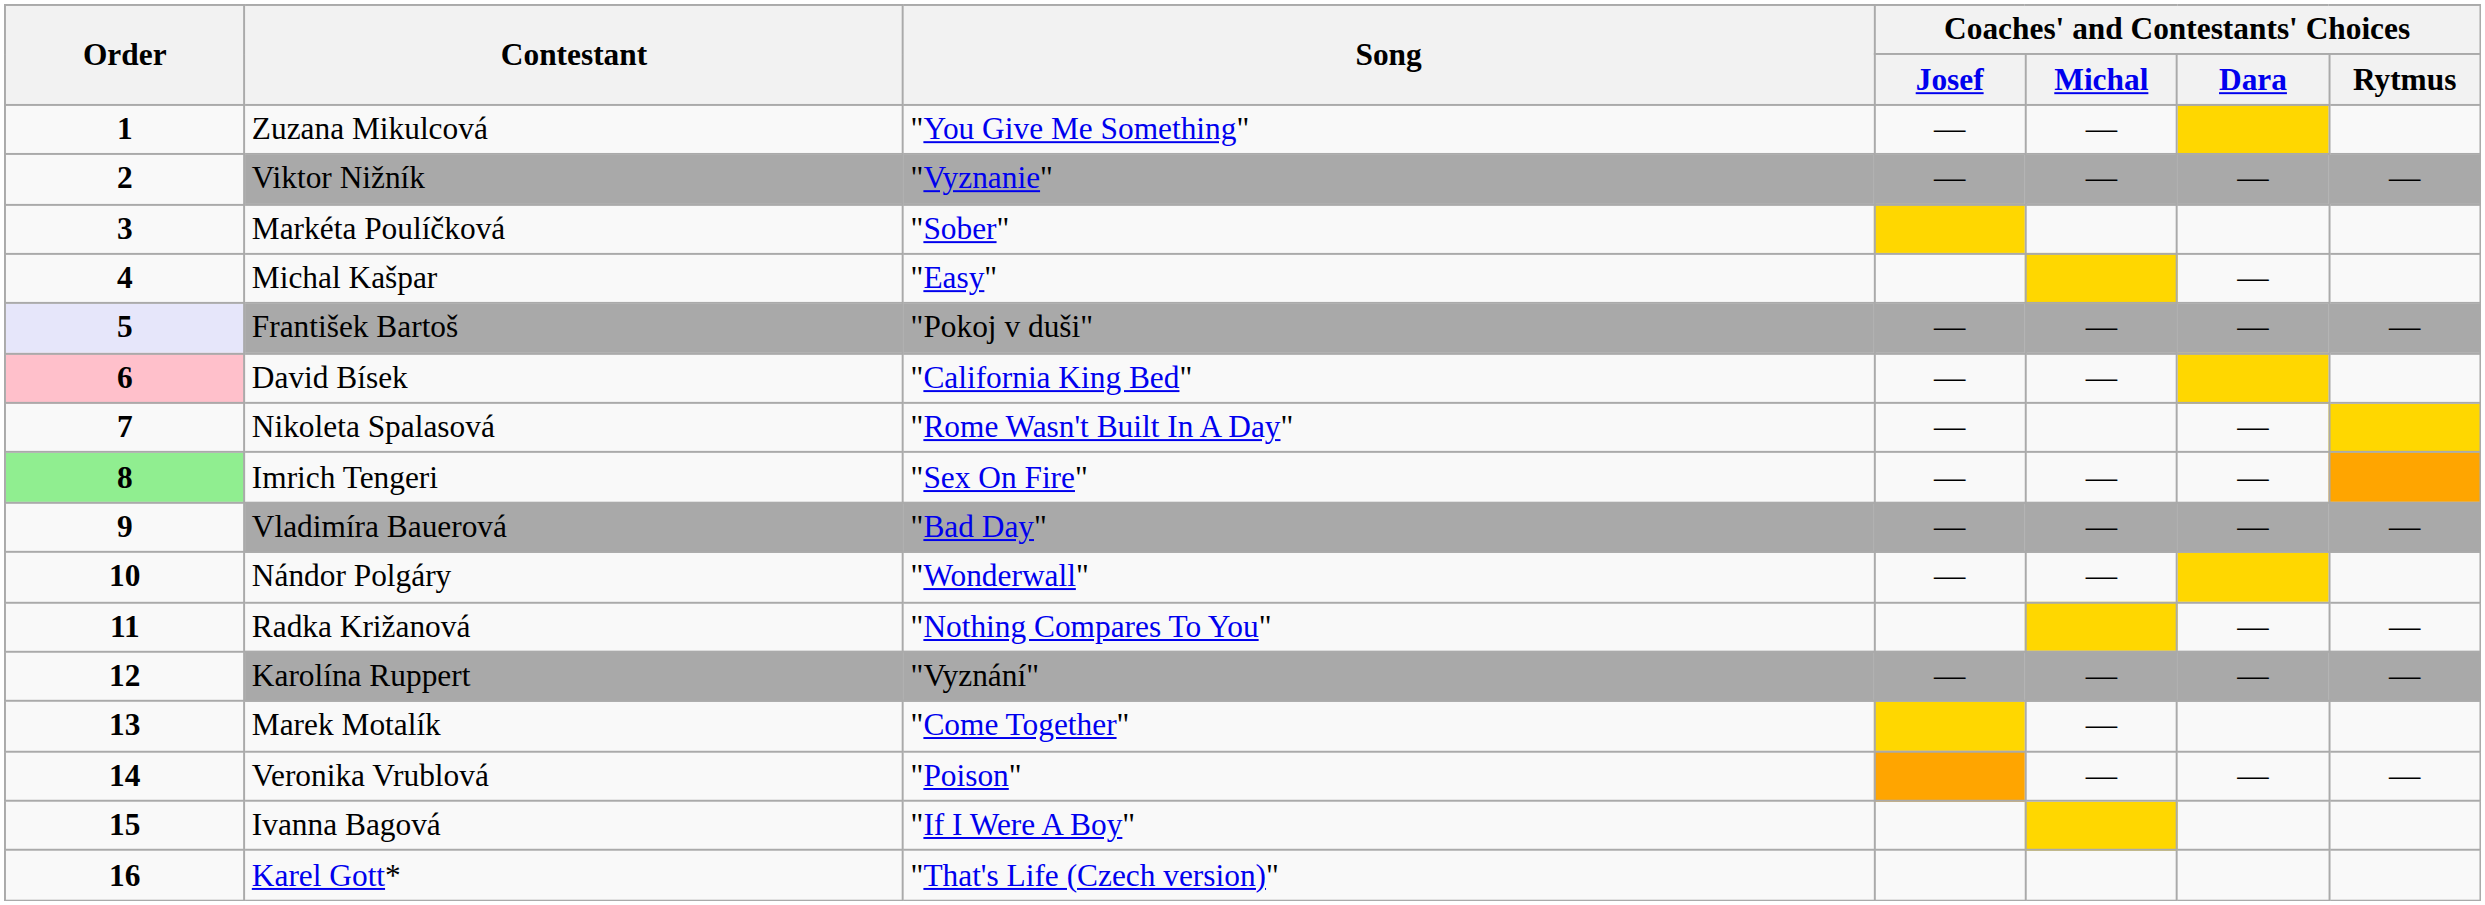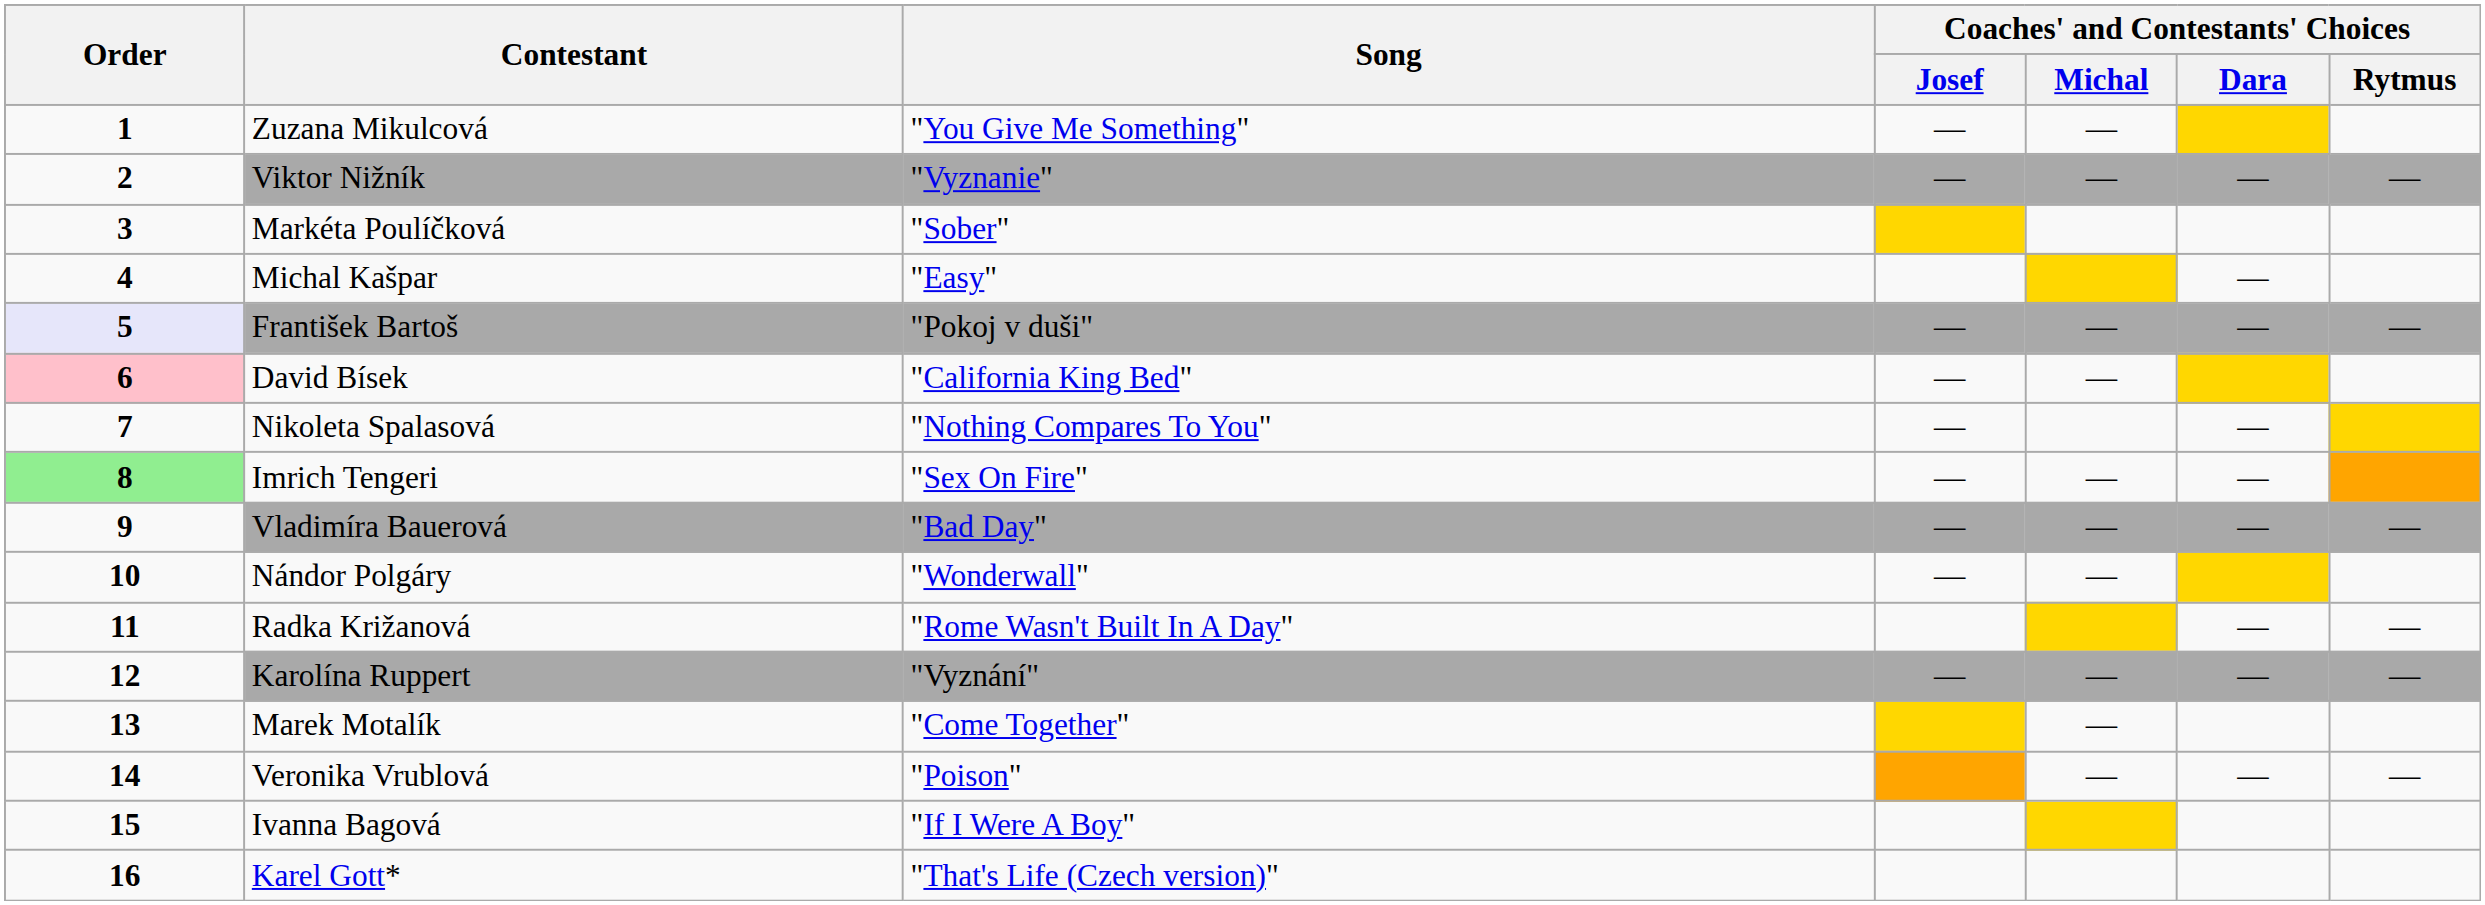(1102, 427) "Rome Wasn't Built In A Day" -> (1091, 427) "Nothing Compares To You"
(1091, 626) "Nothing Compares To You" -> (1102, 626) "Rome Wasn't Built In A Day"
